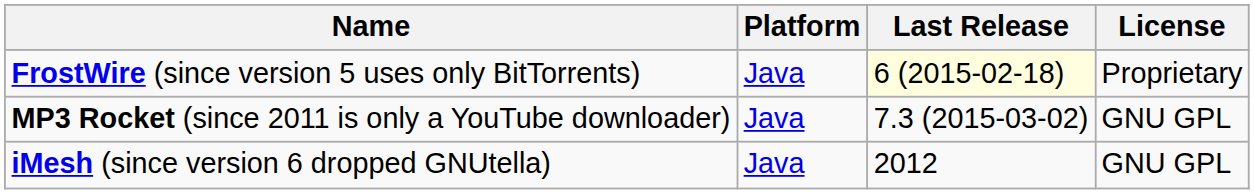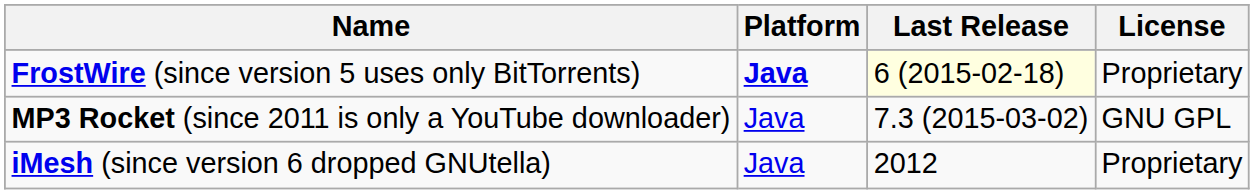(774, 73) normal -> (776, 73) bold
(1166, 164) GNU GPL -> (1172, 164) Proprietary
